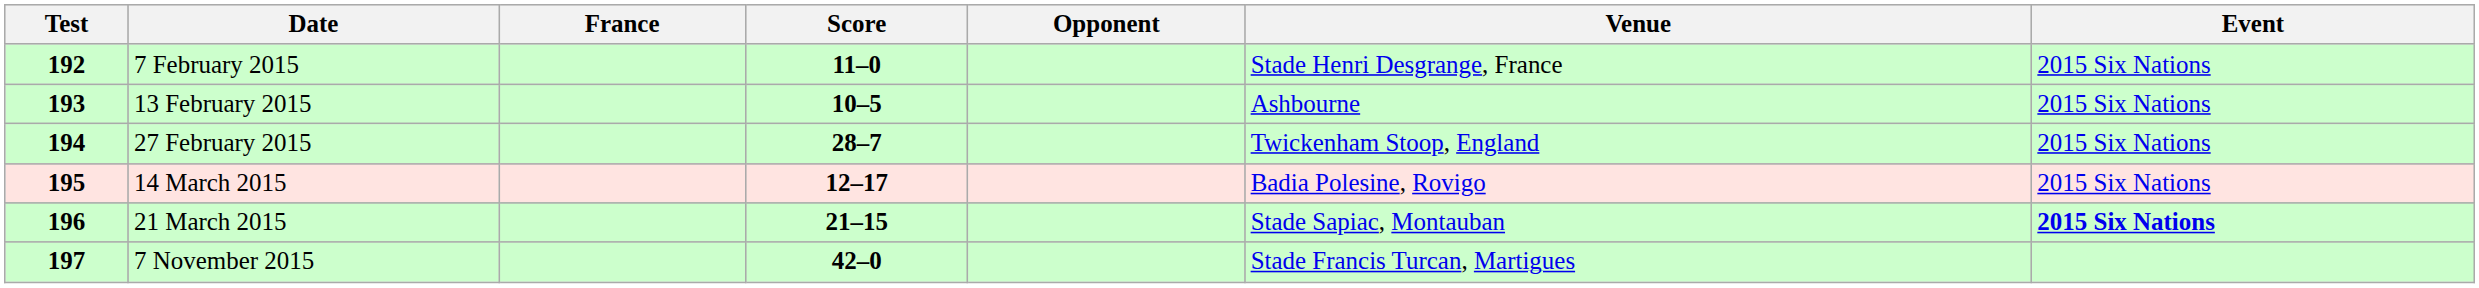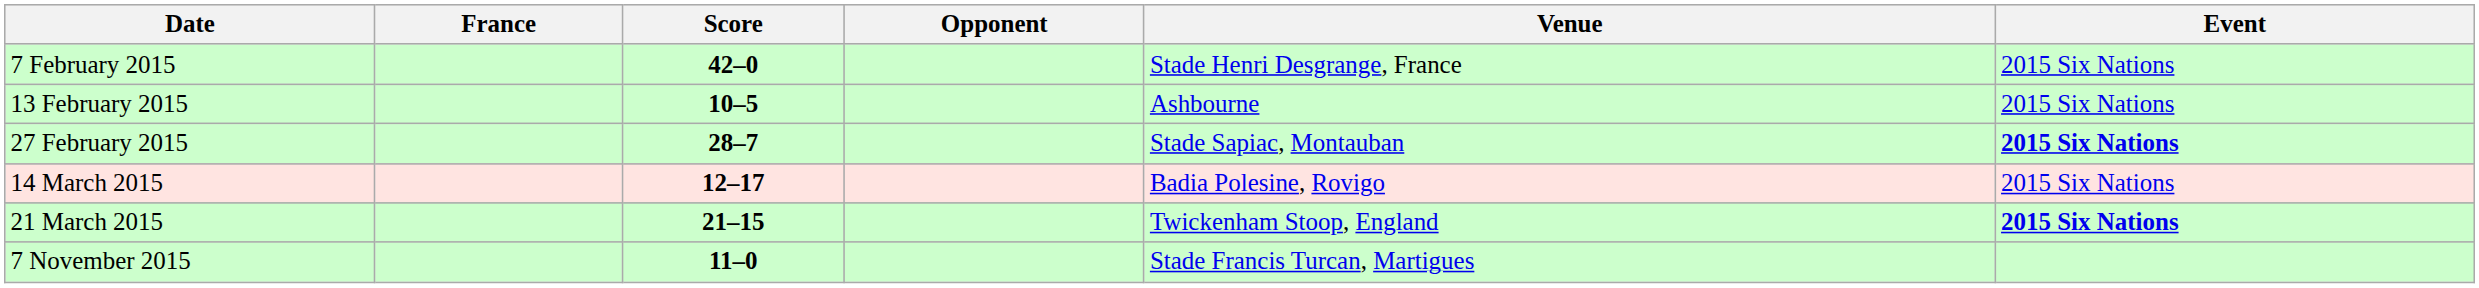- column: (67, 24)
(857, 63) 11–0 -> (733, 63) 42–0
(1395, 143) Twickenham Stoop, England -> (1277, 143) Stade Sapiac, Montauban
(2124, 143) normal -> (2090, 143) bold
(1378, 222) Stade Sapiac, Montauban -> (1294, 222) Twickenham Stoop, England
(857, 261) 42–0 -> (733, 261) 11–0
